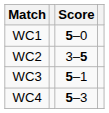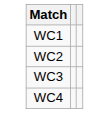- column: (76, 14)
